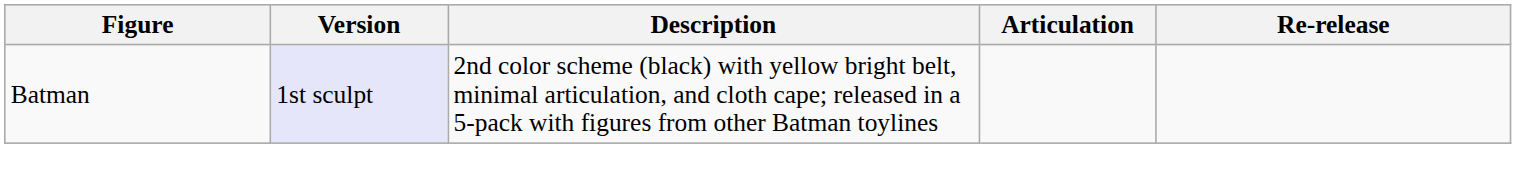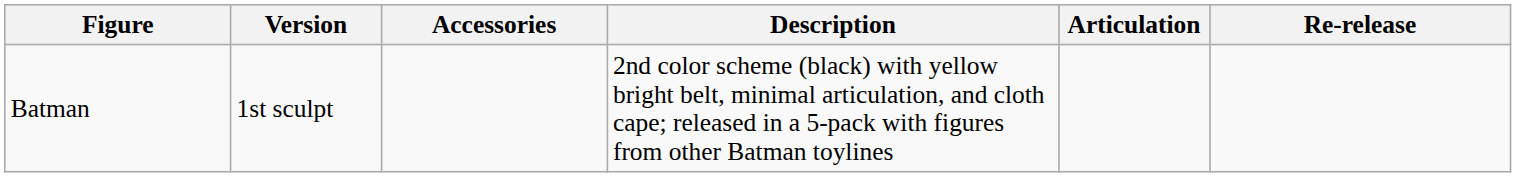+ column: (494, 24)
(325, 93) lavender background -> (285, 107) no background
